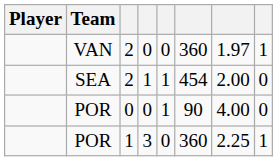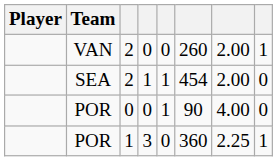(193, 49) 360 -> (193, 49) 260
(233, 49) 1.97 -> (233, 49) 2.00
